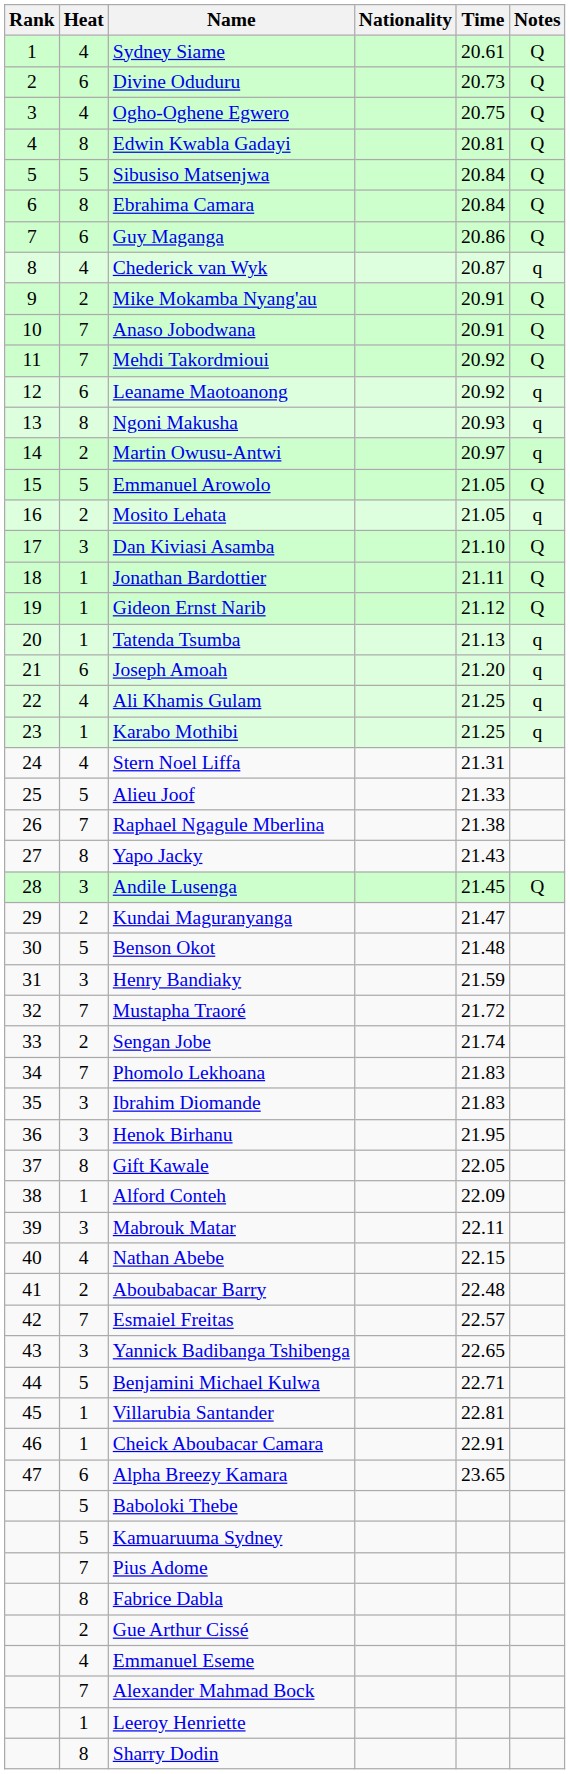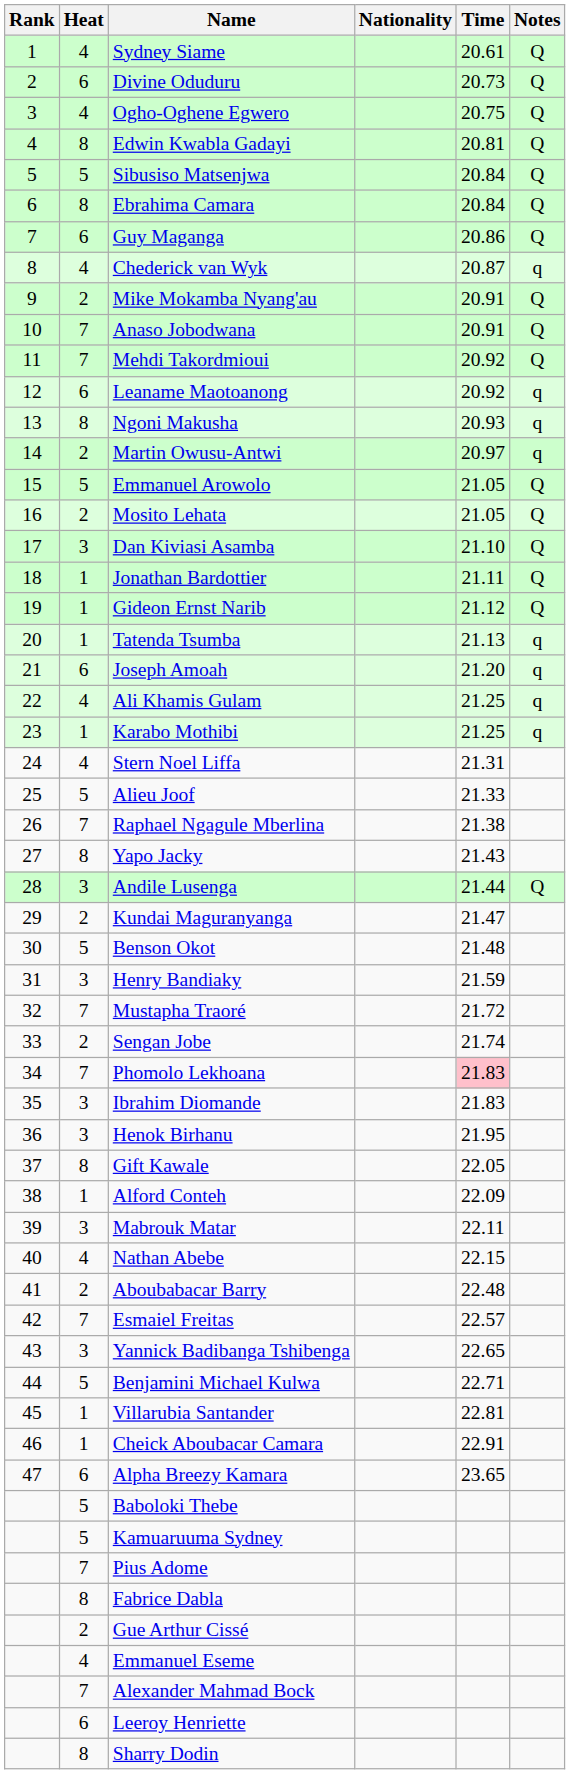(537, 515) q -> (537, 515) Q
(483, 886) 21.45 -> (483, 886) 21.44
(483, 1072) no background -> (483, 1072) pink background
(84, 1722) 1 -> (84, 1722) 6
